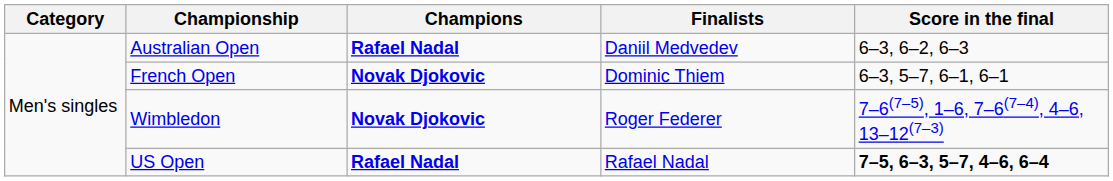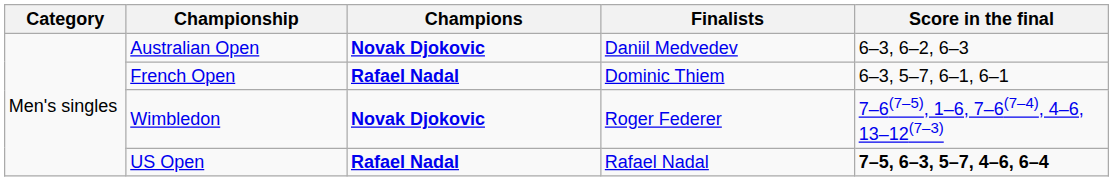(405, 48) Rafael Nadal -> (418, 48) Novak Djokovic
(418, 76) Novak Djokovic -> (405, 76) Rafael Nadal
